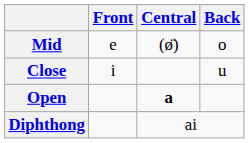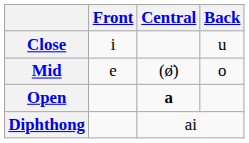rows swapped: (47, 71) <-> (47, 44)
